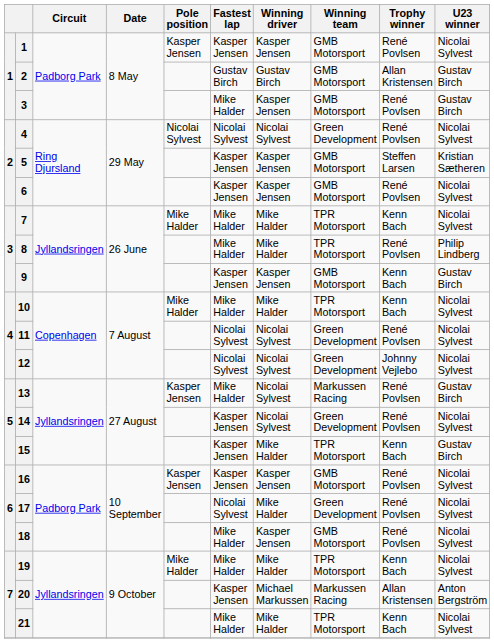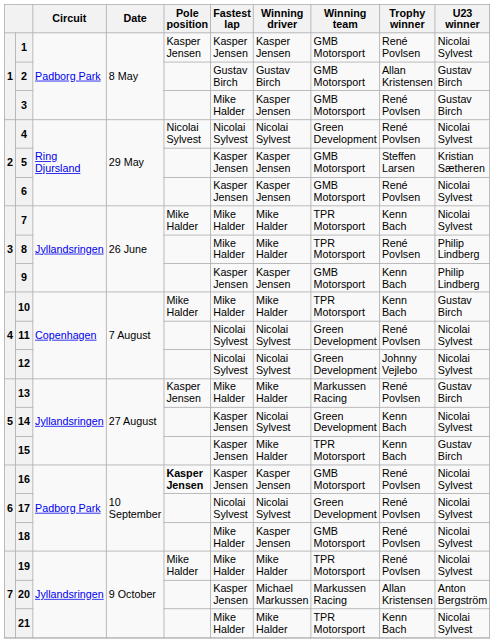(455, 277) Gustav Birch -> (459, 277) Philip Lindberg
(455, 306) Nicolai Sylvest -> (455, 306) Gustav Birch
(273, 393) Nicolai Sylvest -> (272, 393) Mike Halder
(401, 421) René Povlsen -> (394, 421) Kenn Bach
(184, 479) normal -> (185, 479) bold
(272, 508) Mike Halder -> (273, 508) Nicolai Sylvest
(394, 565) Kenn Bach -> (401, 565) René Povlsen
